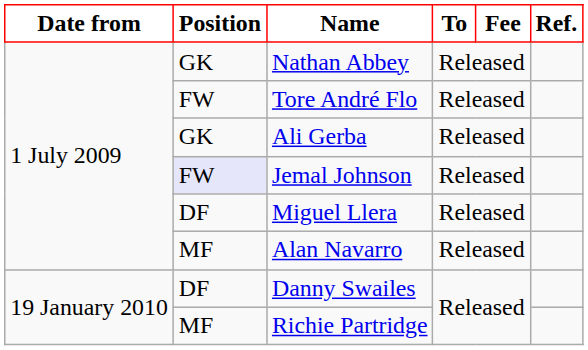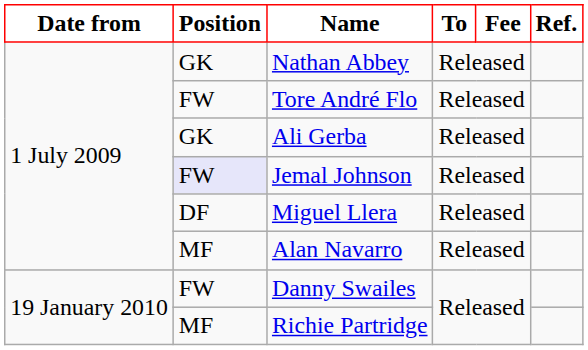(194, 288) DF -> (197, 288) FW
